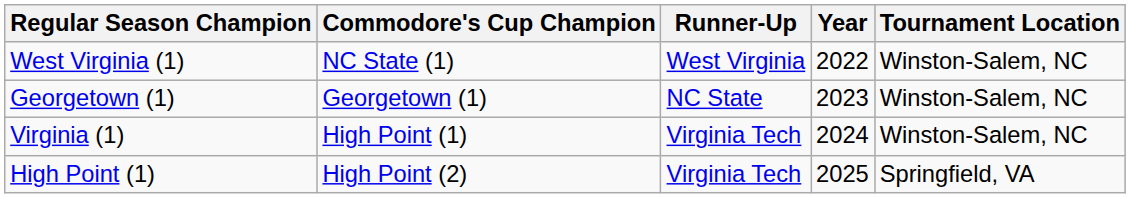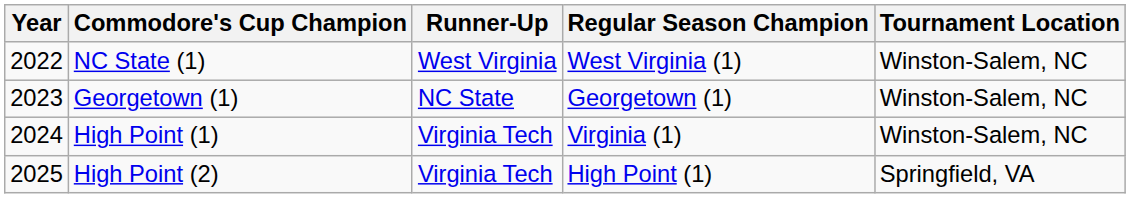columns swapped: (842, 23) <-> (161, 23)
